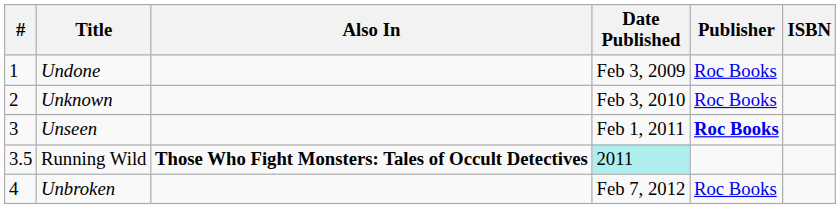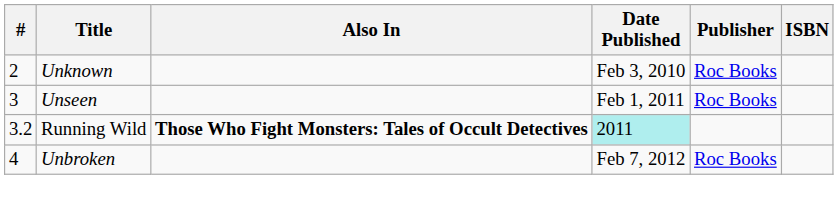- row: (71, 70)
(736, 129) bold -> (735, 99) normal
(21, 159) 3.5 -> (21, 129) 3.2
